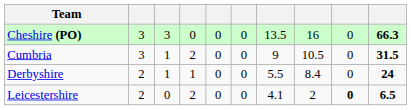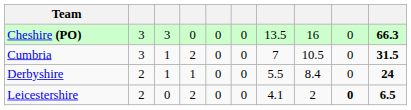(275, 54) 9 -> (275, 54) 7
